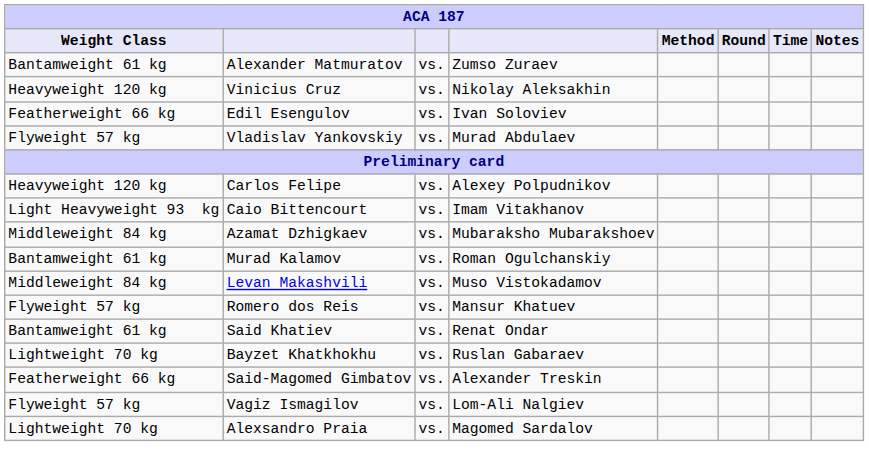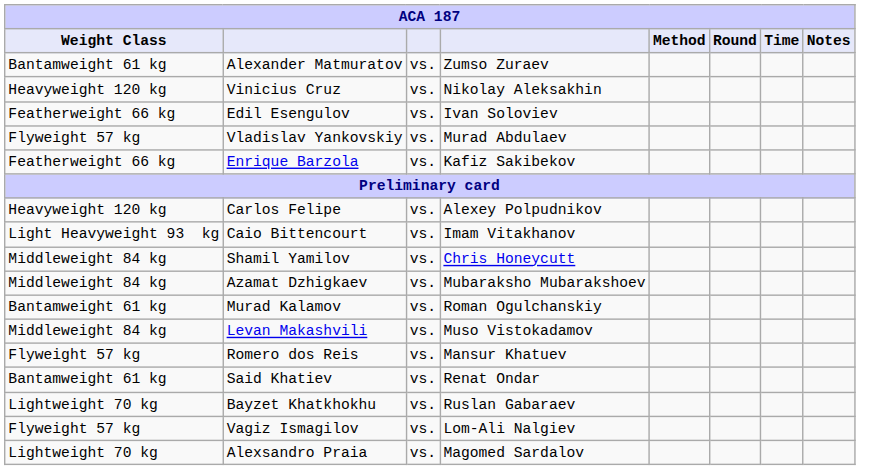+ row: (293, 162)
+ row: (288, 259)
- row: (319, 380)
